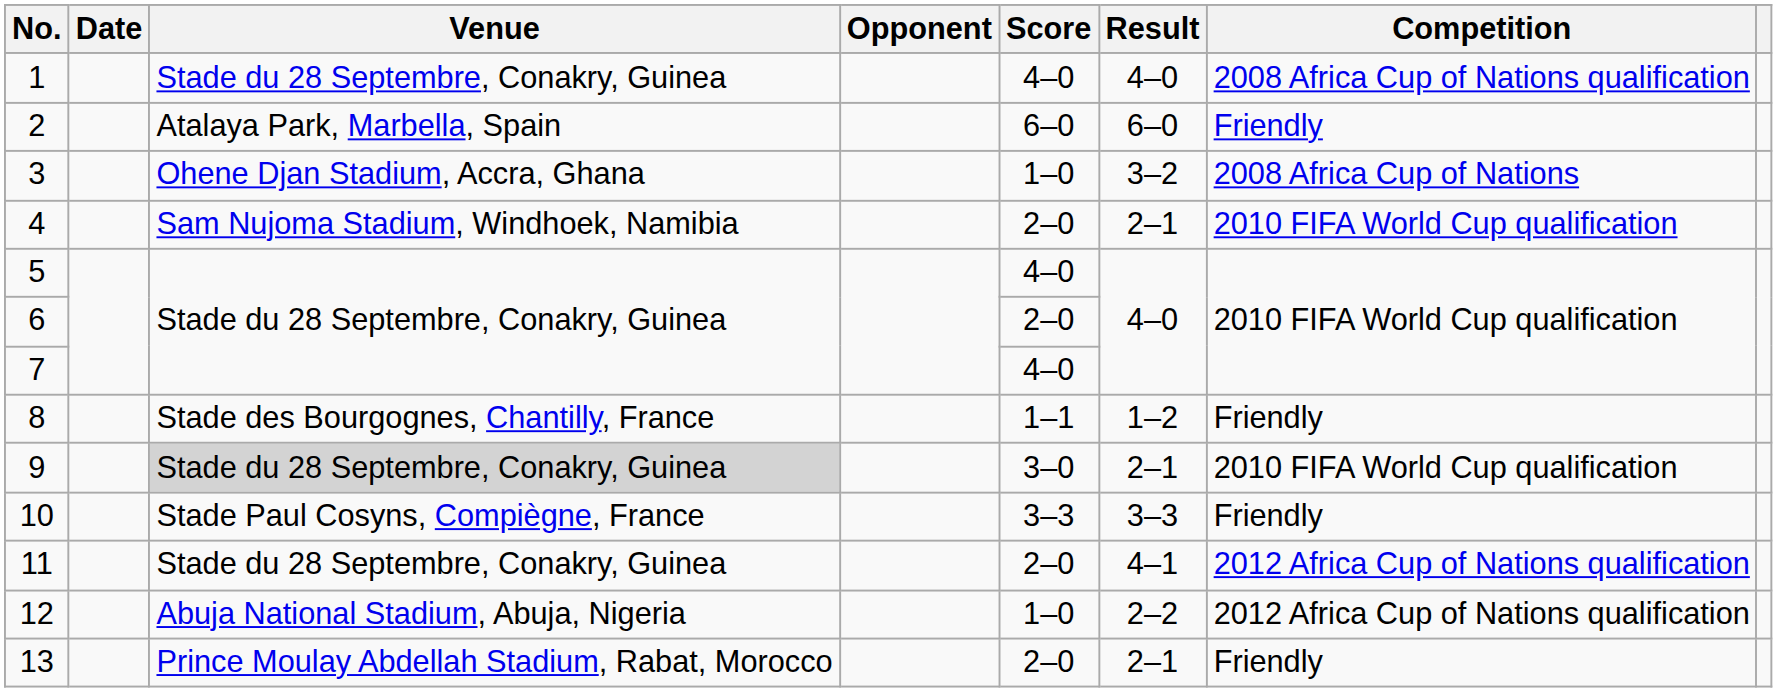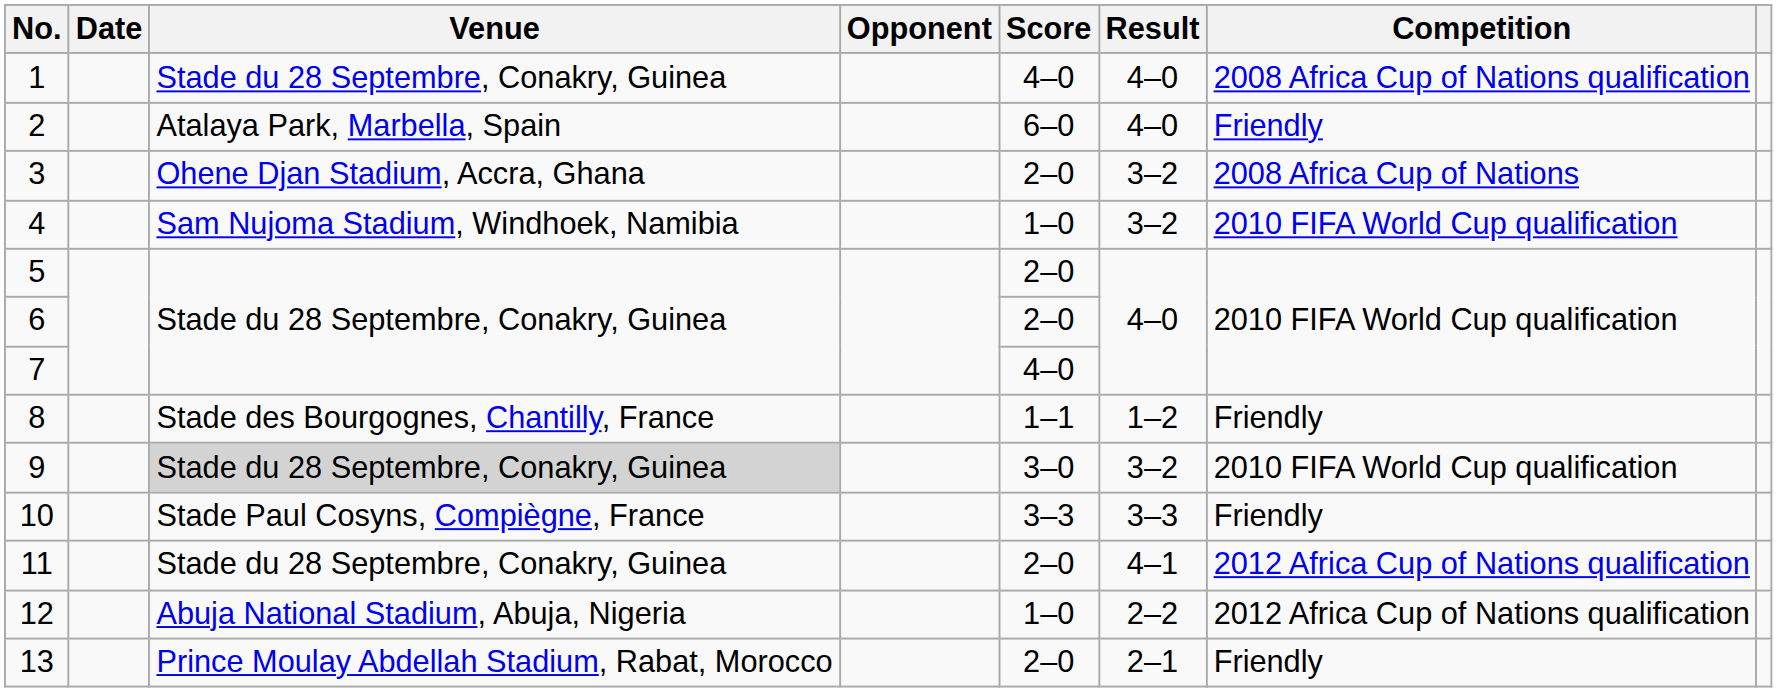(1153, 126) 6–0 -> (1153, 126) 4–0
(1049, 175) 1–0 -> (1049, 175) 2–0
(1049, 223) 2–0 -> (1049, 223) 1–0
(1153, 223) 2–1 -> (1153, 223) 3–2
(1049, 272) 4–0 -> (1049, 272) 2–0
(1153, 467) 2–1 -> (1153, 467) 3–2
